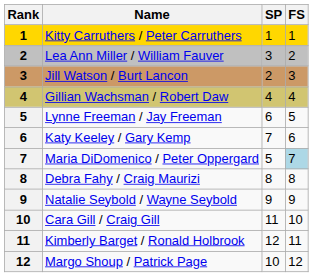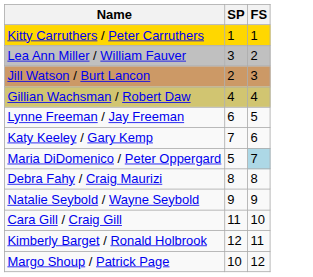- column: (23, 14)
